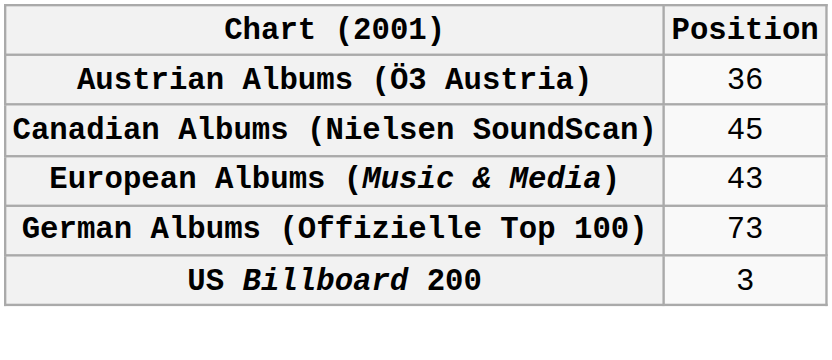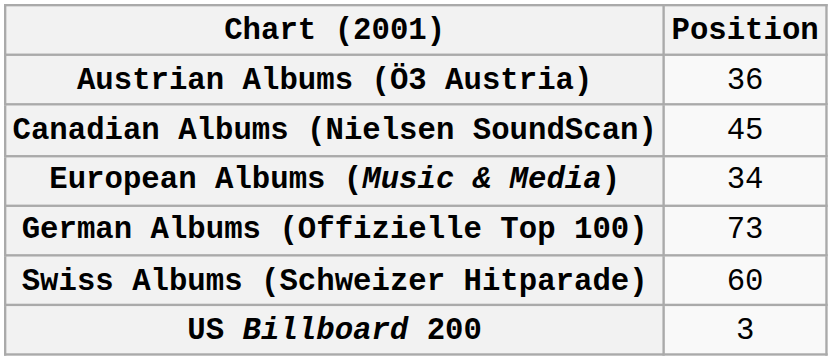(745, 180) 43 -> (745, 180) 34
+ row: (335, 280)
